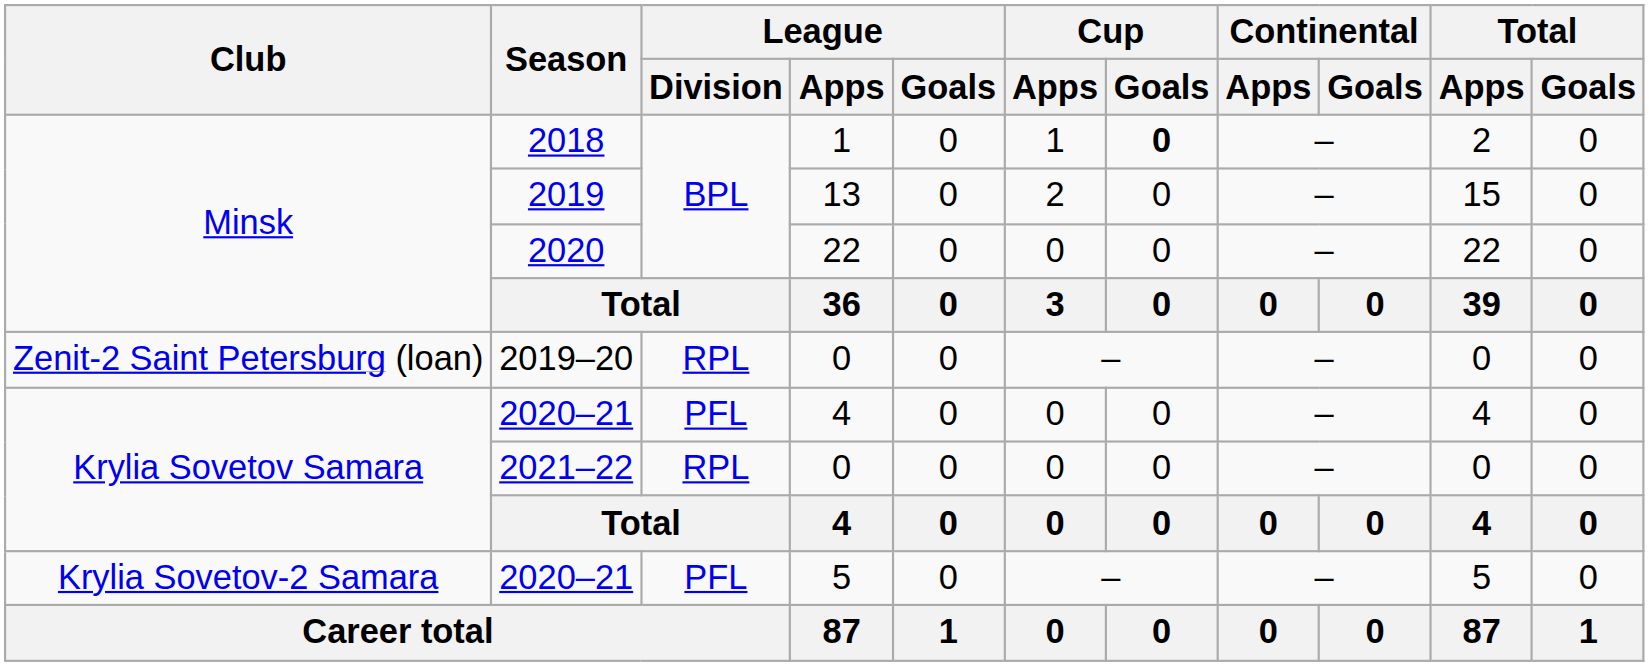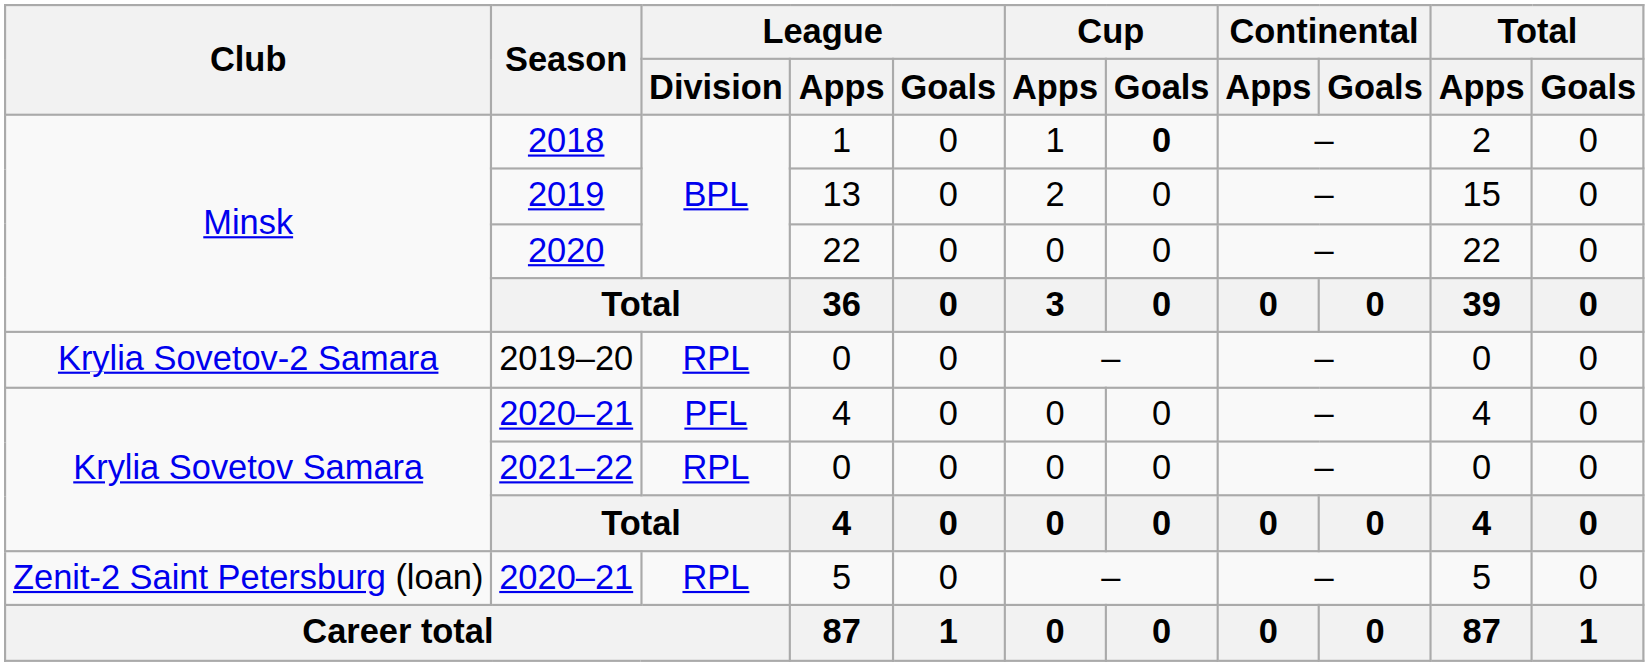(248, 359) Zenit-2 Saint Petersburg (loan) -> (248, 359) Krylia Sovetov-2 Samara
(248, 577) Krylia Sovetov-2 Samara -> (248, 577) Zenit-2 Saint Petersburg (loan)
(716, 577) PFL -> (716, 577) RPL
